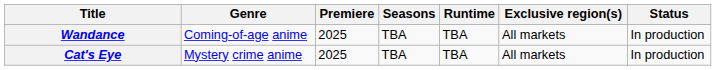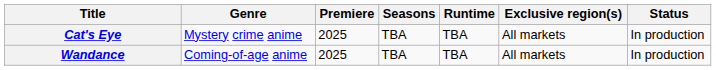rows swapped: (93, 55) <-> (93, 34)
